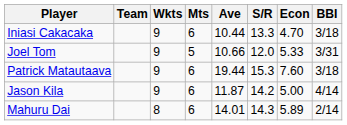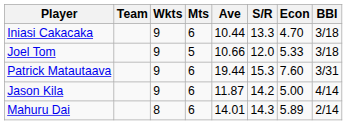(327, 52) 3/31 -> (327, 52) 3/18
(327, 71) 3/18 -> (327, 71) 3/31
